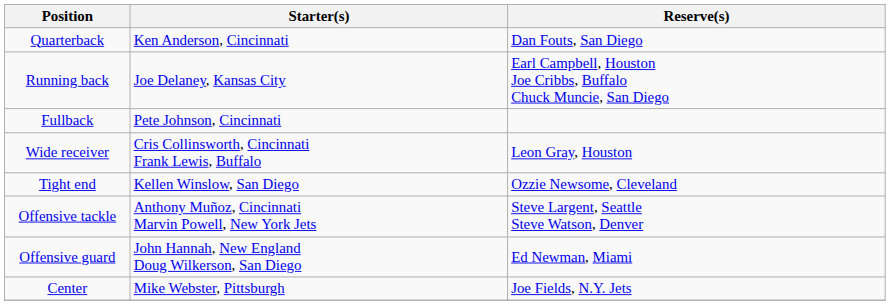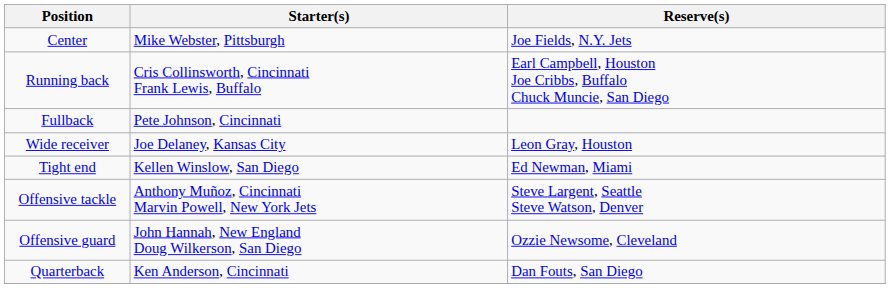rows swapped: (67, 39) <-> (67, 288)
(210, 80) Joe Delaney, Kansas City -> (222, 80) Cris Collinsworth, Cincinnati Frank Lewis, Buffalo
(222, 152) Cris Collinsworth, Cincinnati Frank Lewis, Buffalo -> (210, 144) Joe Delaney, Kansas City
(594, 184) Ozzie Newsome, Cleveland -> (572, 167) Ed Newman, Miami
(572, 256) Ed Newman, Miami -> (594, 240) Ozzie Newsome, Cleveland
